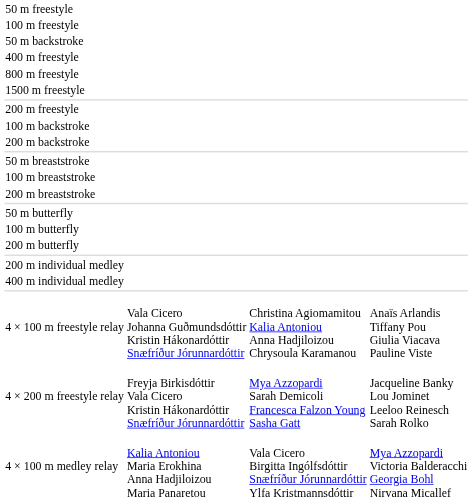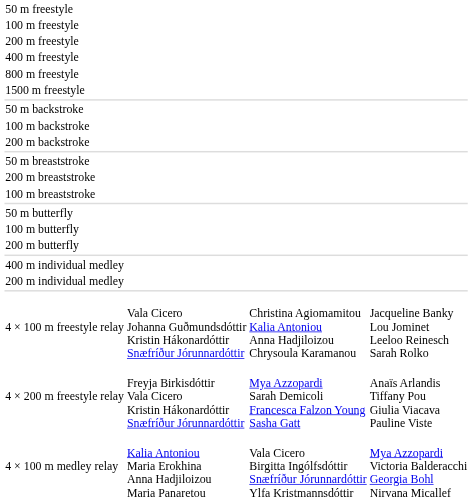rows swapped: (42, 109) <-> (44, 41)
rows swapped: (50, 177) <-> (50, 194)
rows swapped: (65, 265) <-> (65, 281)
(405, 333) Anaïs Arlandis Tiffany Pou Giulia Viacava Pauline Viste -> (412, 333) Jacqueline Banky Lou Jominet Leeloo Reinesch Sarah Rolko
(412, 403) Jacqueline Banky Lou Jominet Leeloo Reinesch Sarah Rolko -> (405, 403) Anaïs Arlandis Tiffany Pou Giulia Viacava Pauline Viste
